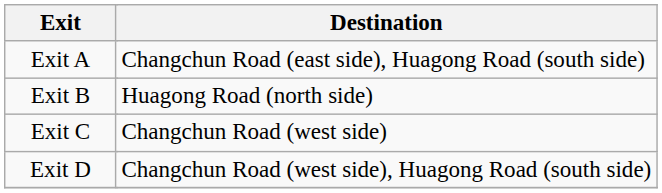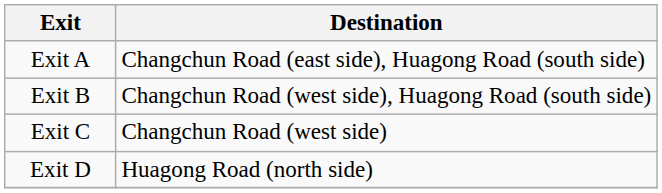(247, 95) Huagong Road (north side) -> (386, 95) Changchun Road (west side), Huagong Road (south side)
(386, 168) Changchun Road (west side), Huagong Road (south side) -> (247, 168) Huagong Road (north side)
